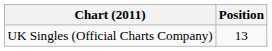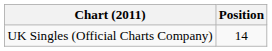(241, 35) 13 -> (241, 35) 14
